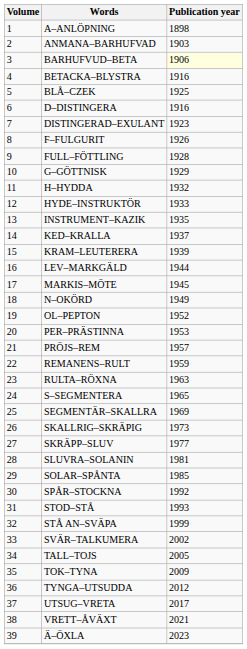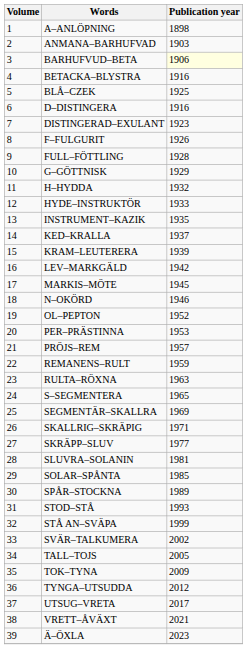(179, 268) 1944 -> (179, 268) 1942
(179, 300) 1949 -> (179, 300) 1946
(179, 428) 1973 -> (179, 428) 1971
(179, 492) 1992 -> (179, 492) 1989
